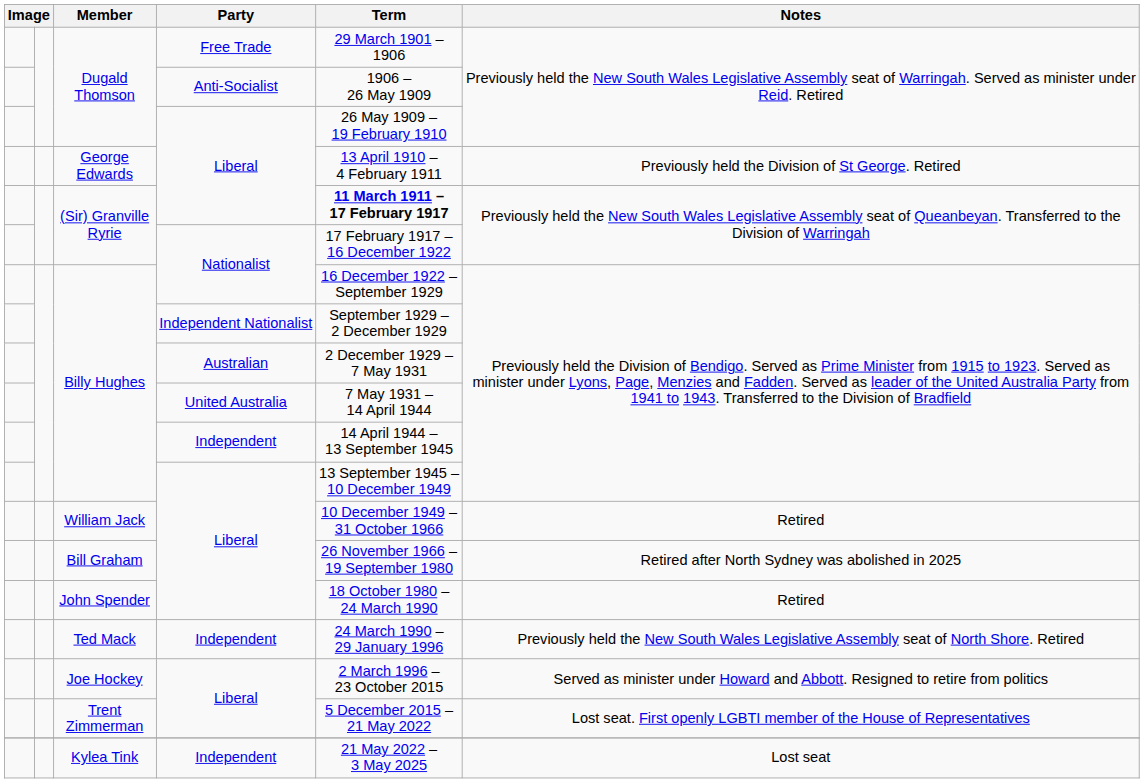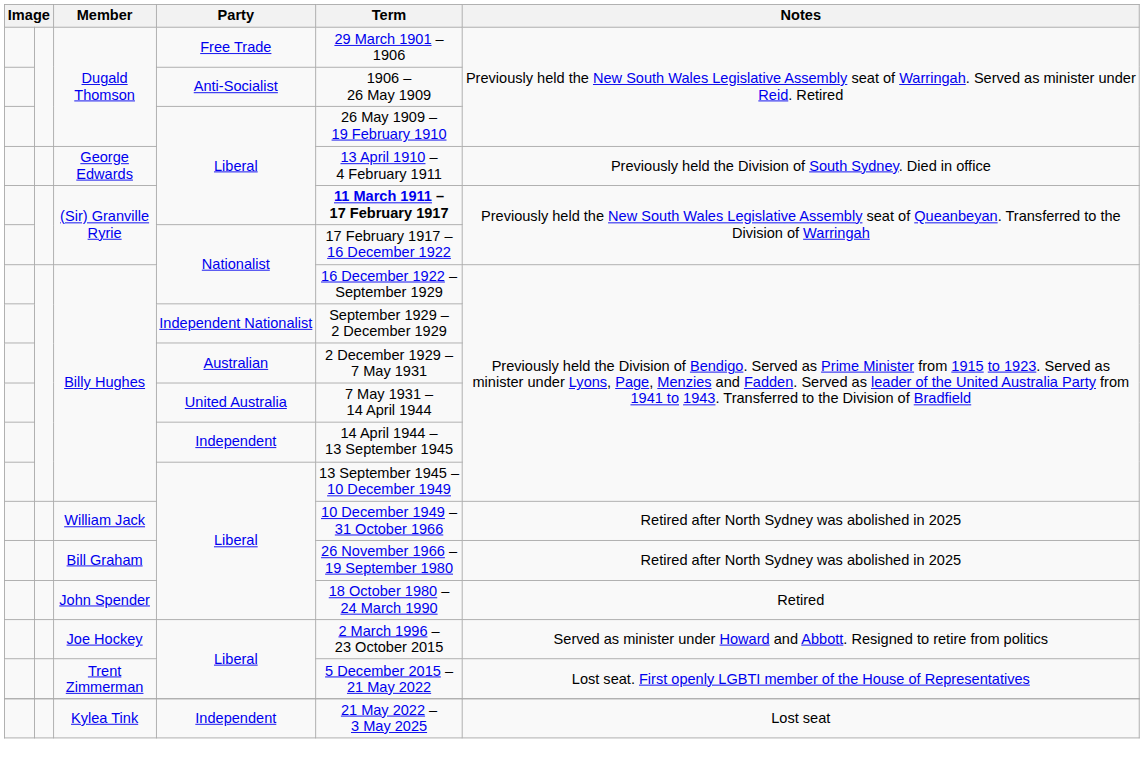(801, 165) Previously held the Division of St George. Retired -> (801, 165) Previously held the Division of South Sydney. Died in office
(801, 520) Retired -> (801, 520) Retired after North Sydney was abolished in 2025
- row: (105, 639)
